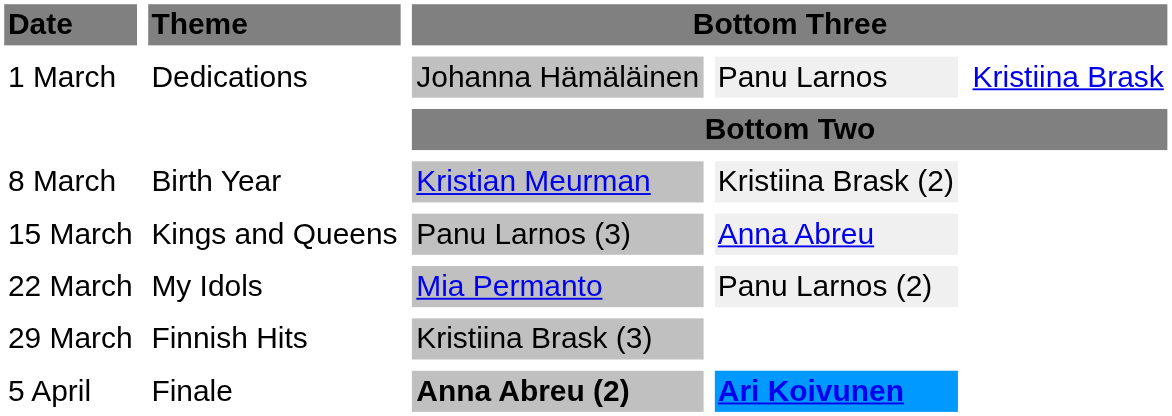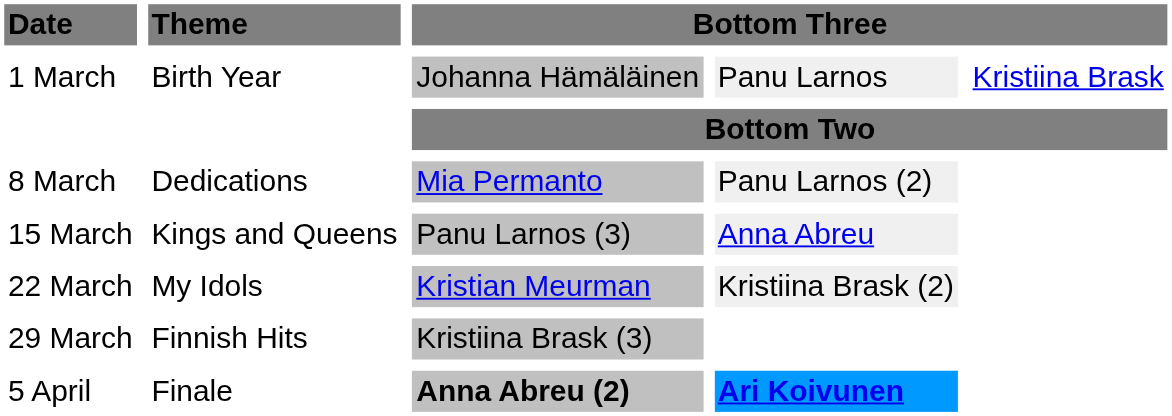(230, 76) Dedications -> (216, 76) Birth Year
(216, 181) Birth Year -> (230, 181) Dedications
(534, 181) Kristian Meurman -> (509, 181) Mia Permanto
(836, 181) Kristiina Brask (2) -> (825, 181) Panu Larnos (2)
(509, 286) Mia Permanto -> (534, 286) Kristian Meurman
(825, 286) Panu Larnos (2) -> (836, 286) Kristiina Brask (2)
